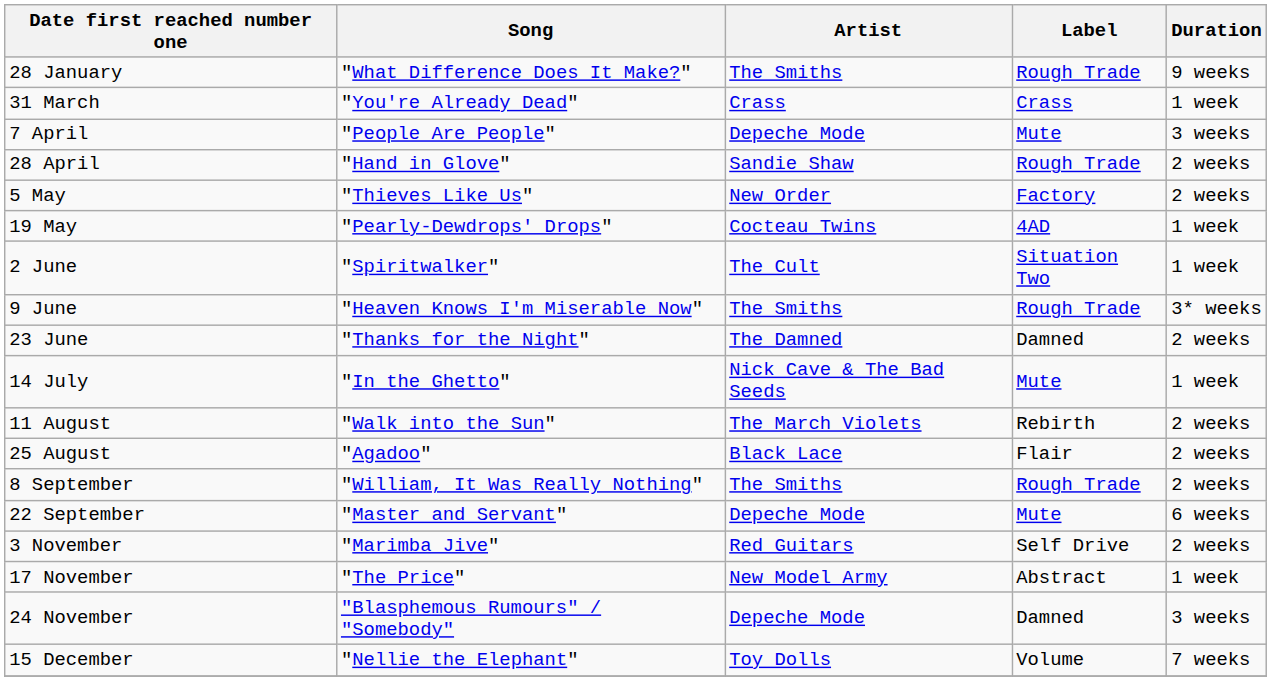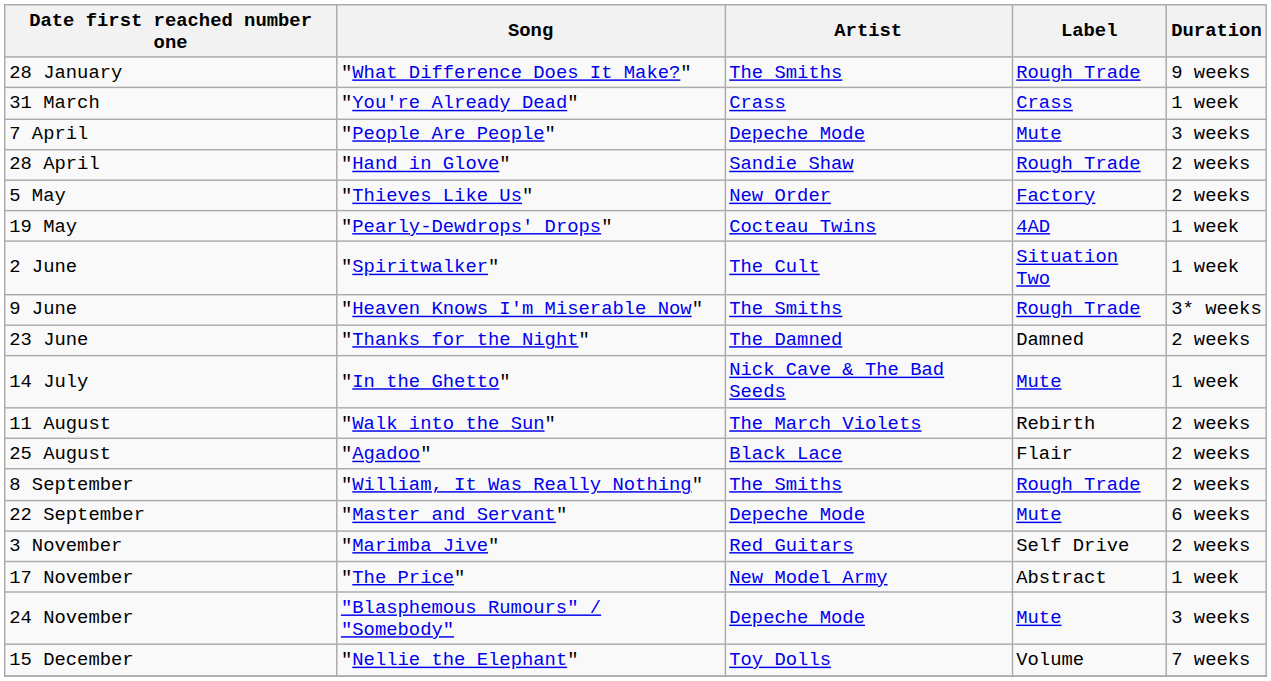(1050, 618) Damned -> (1039, 618) Mute
